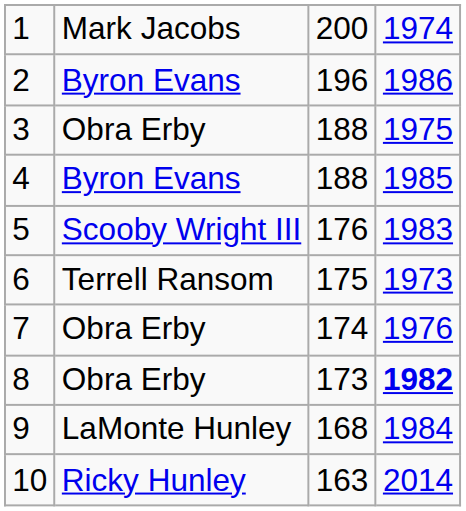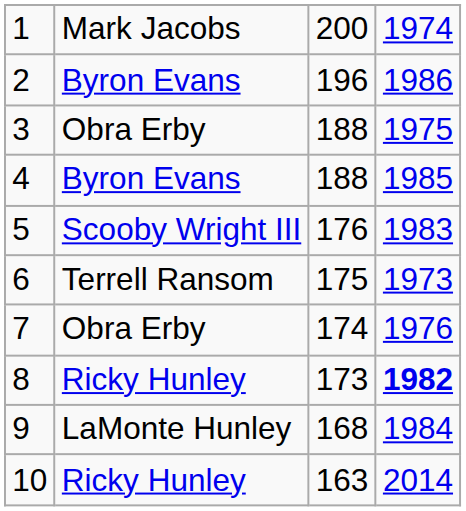(134, 379) Obra Erby -> (154, 379) Ricky Hunley
